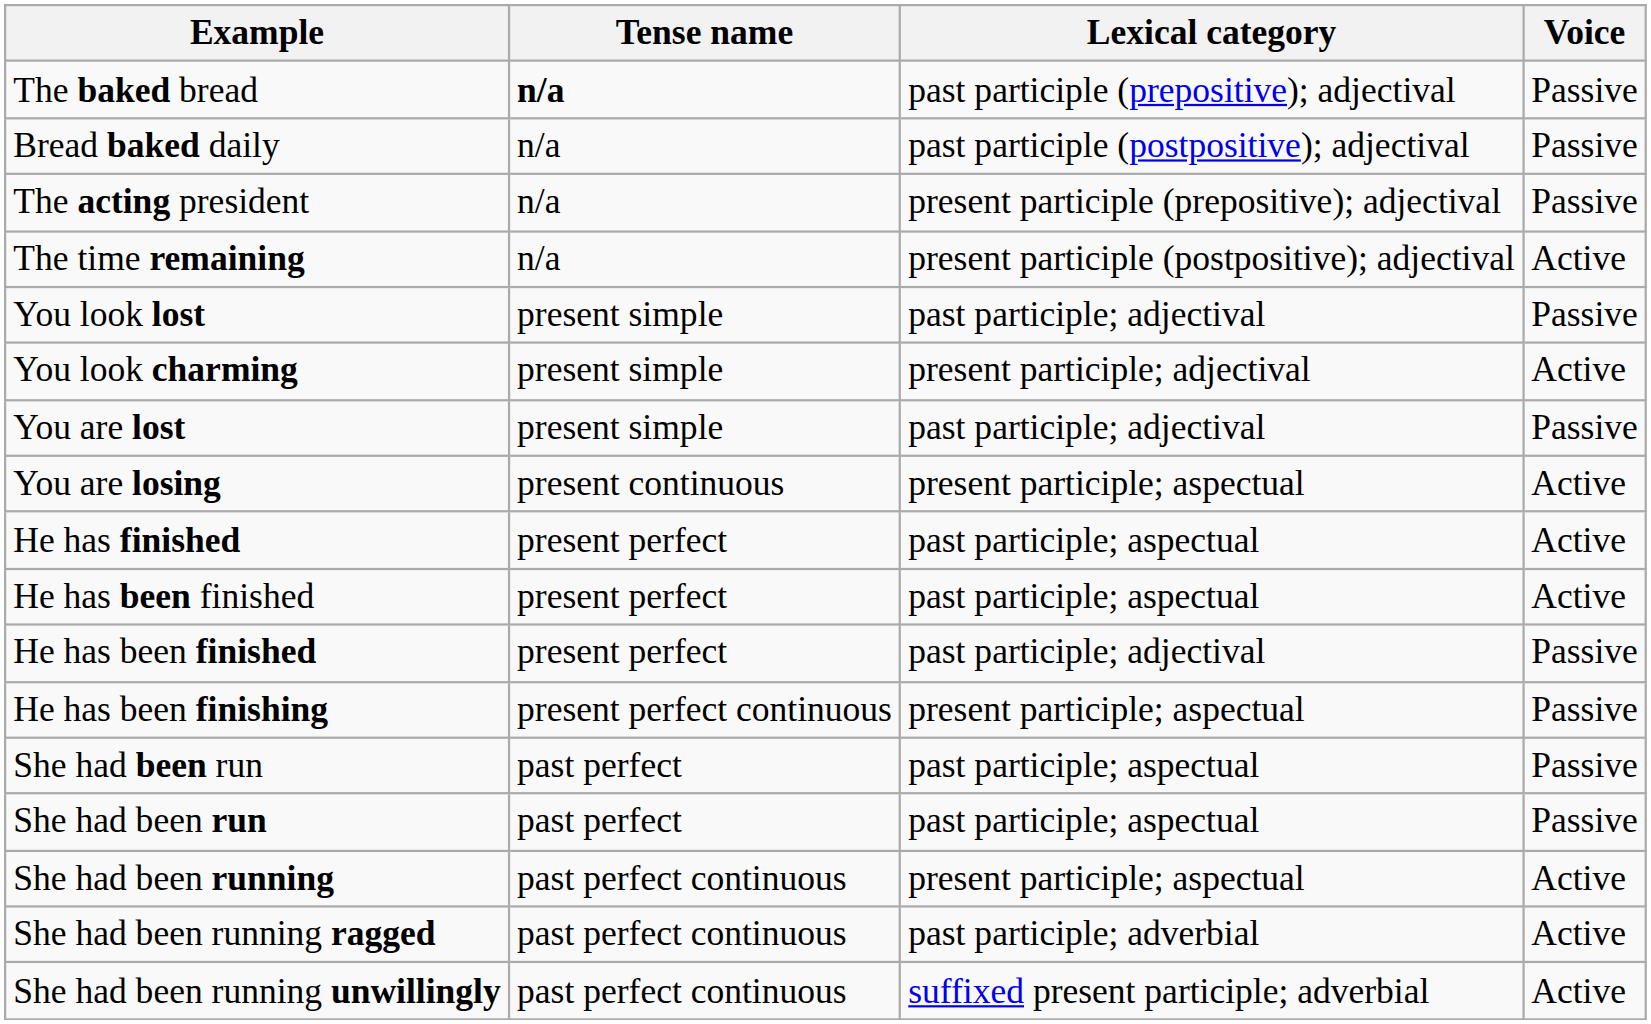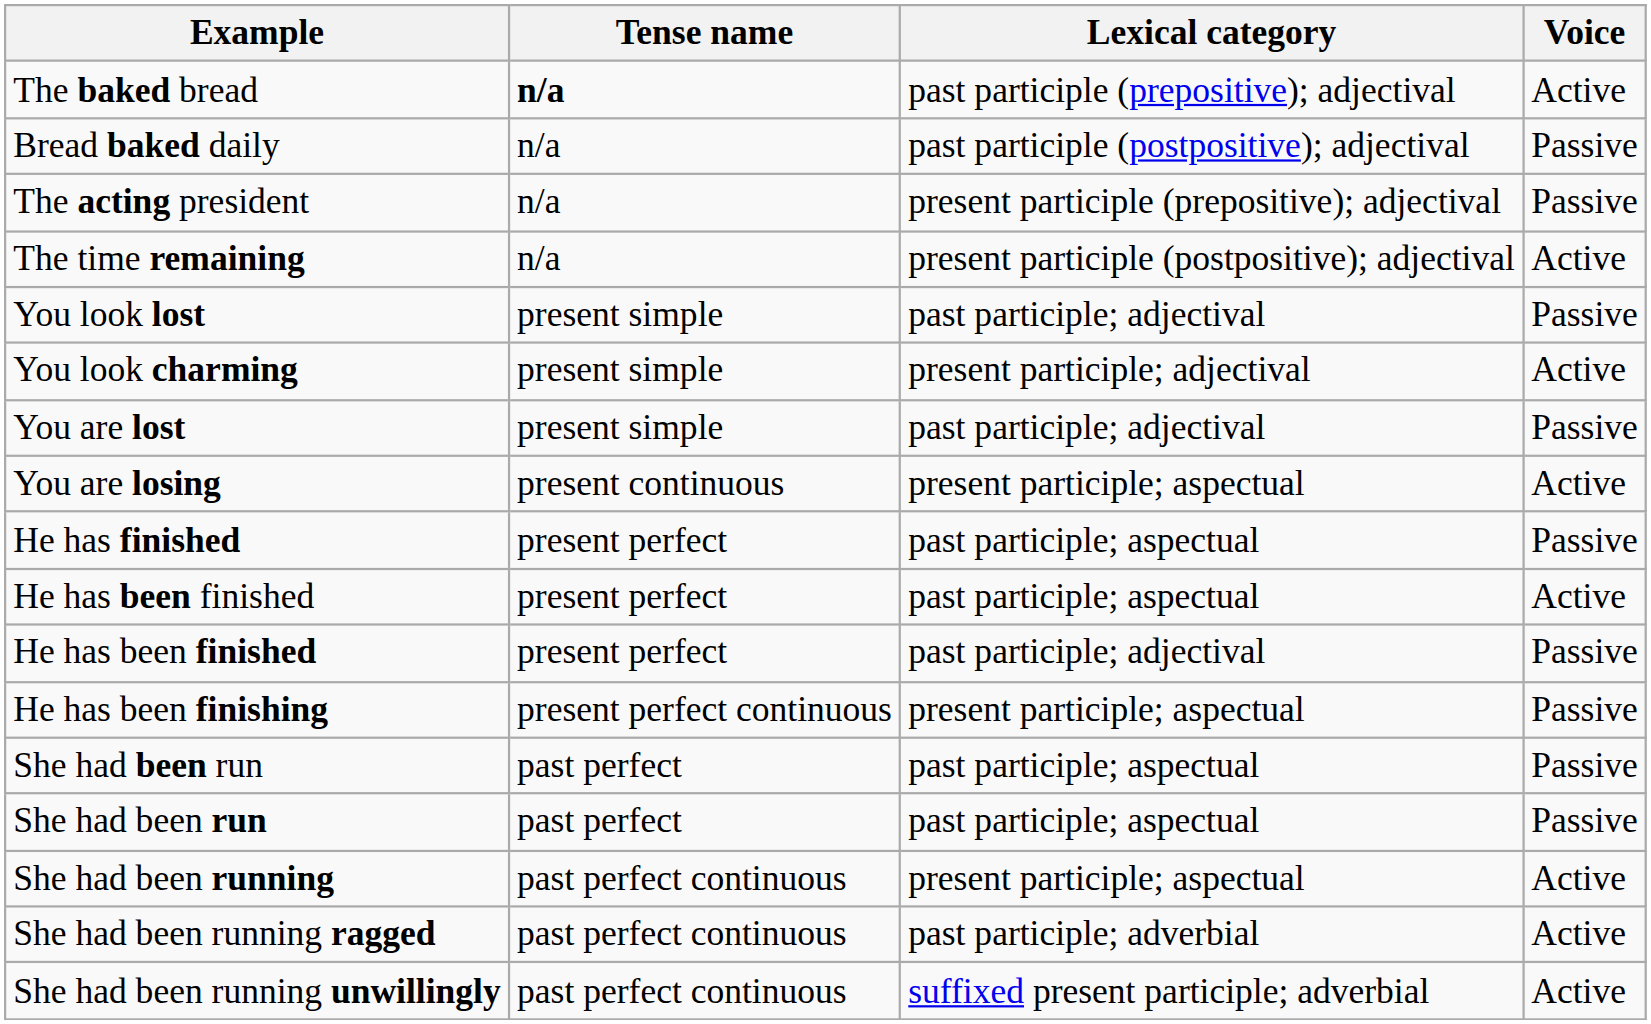(1585, 88) Passive -> (1579, 88) Active
(1579, 539) Active -> (1585, 539) Passive
